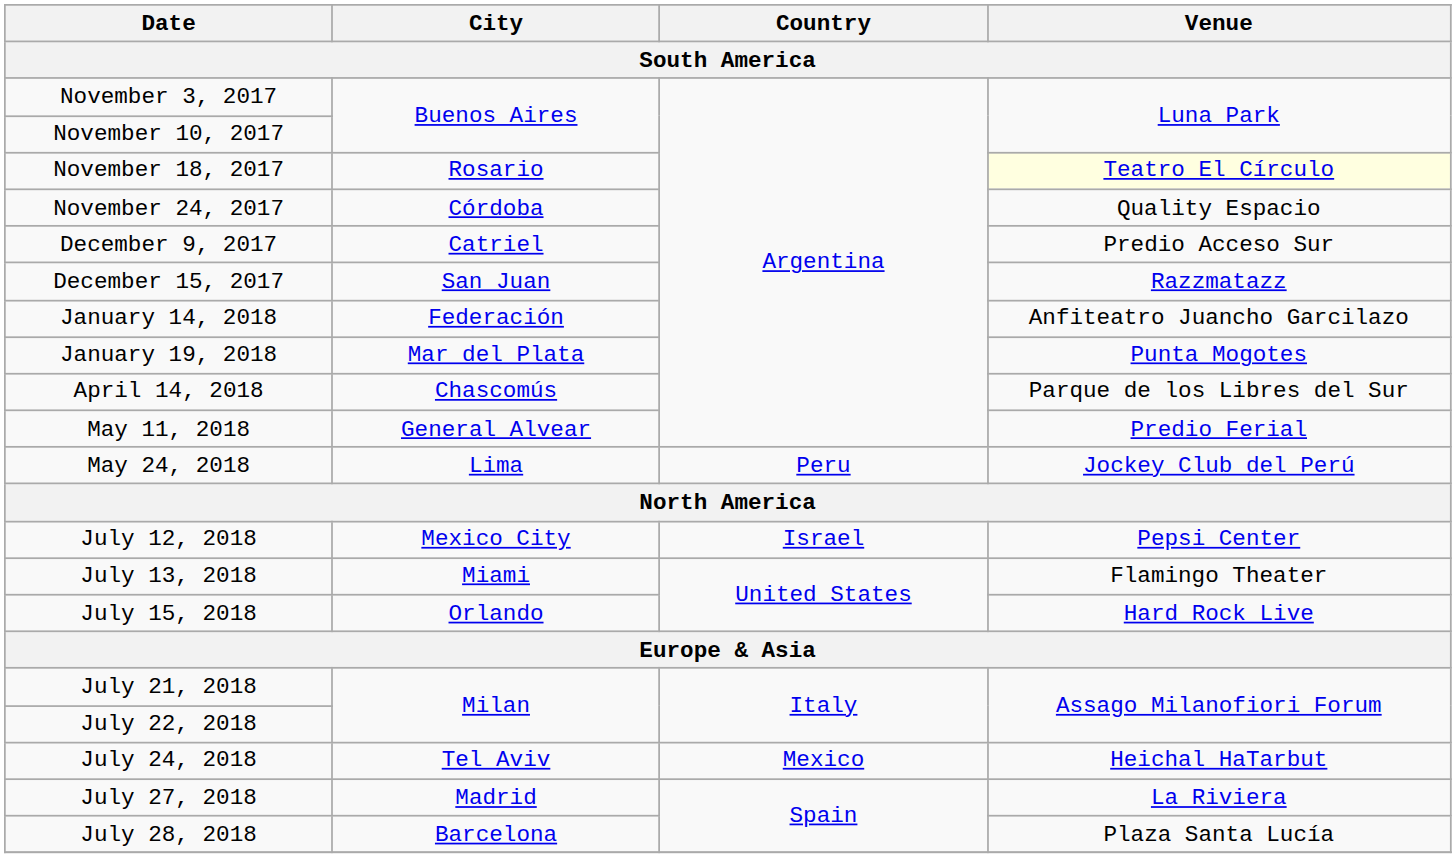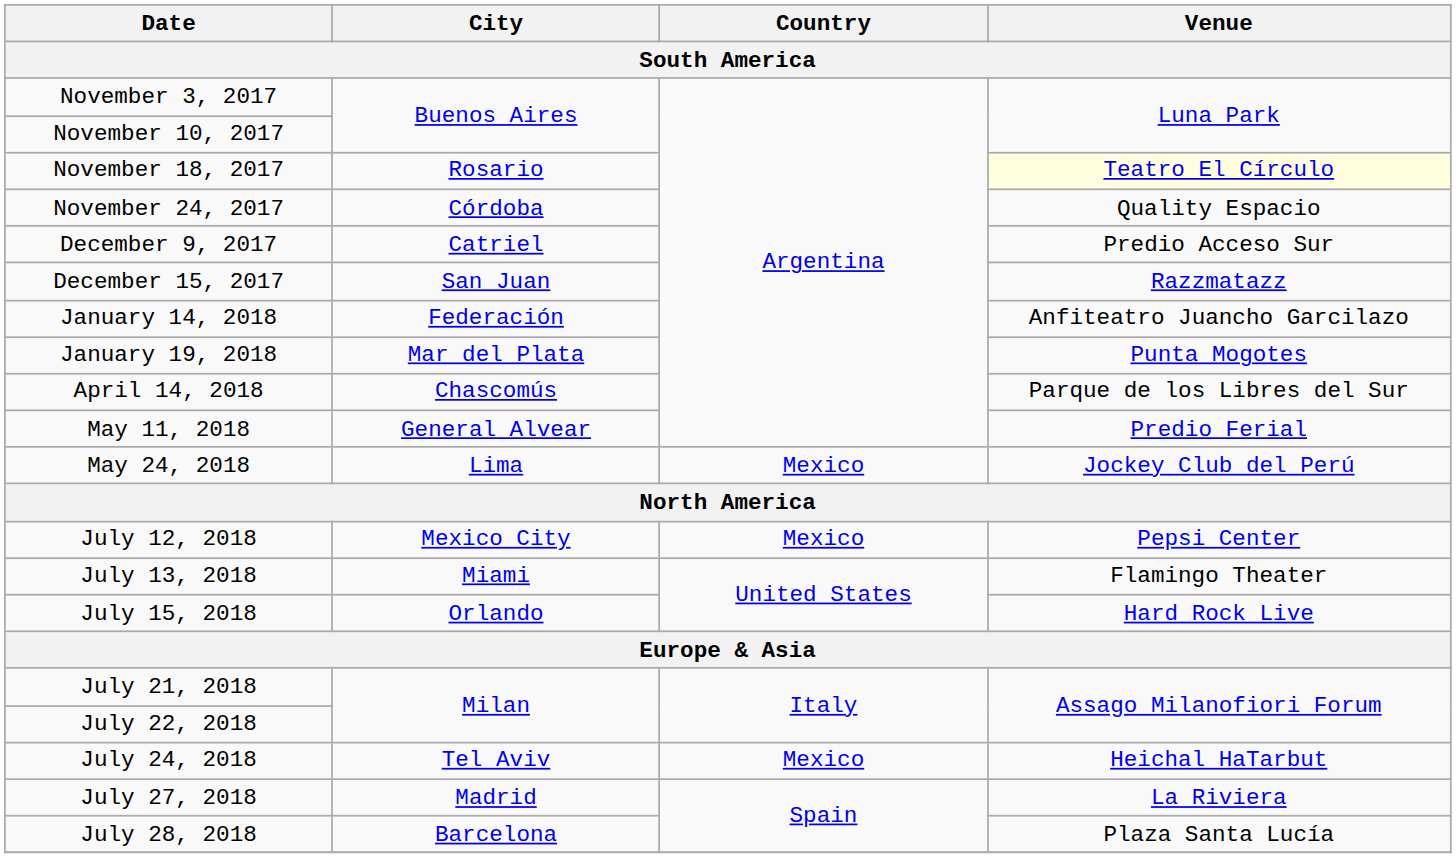(823, 466) Peru -> (823, 466) Mexico
(823, 539) Israel -> (823, 539) Mexico
